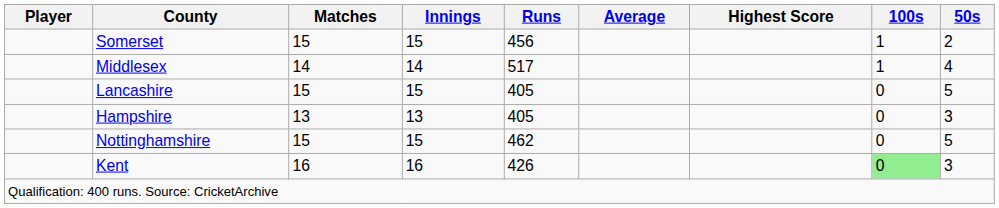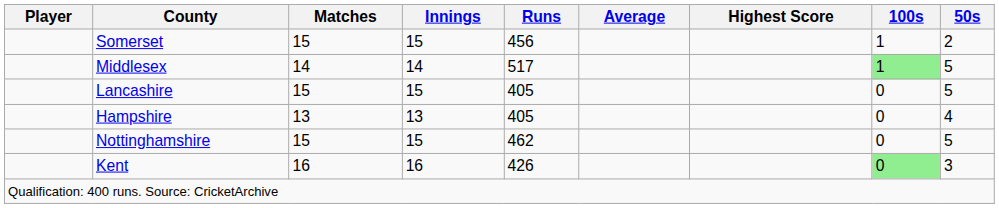(880, 66) no background -> (880, 66) lightgreen background
(948, 66) 4 -> (948, 66) 5
(948, 116) 3 -> (948, 116) 4
